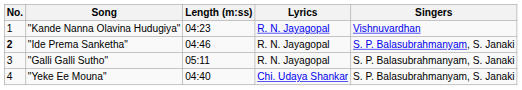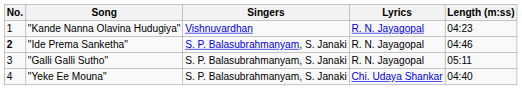columns swapped: (434, 13) <-> (219, 13)
